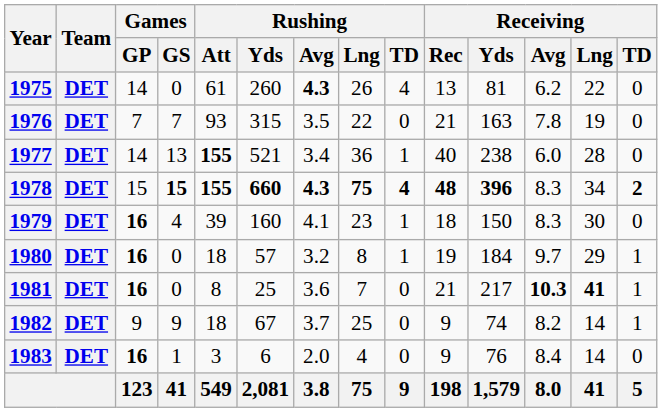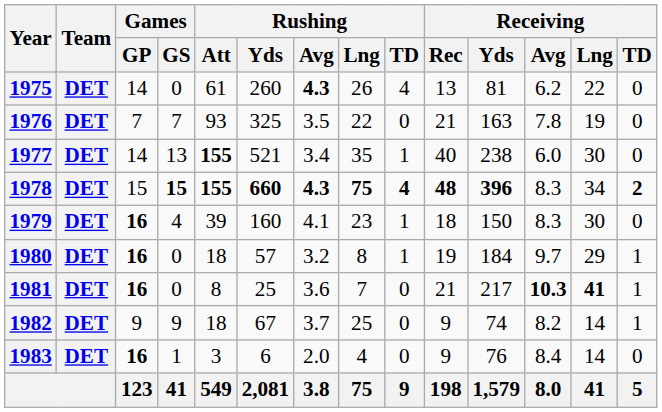(265, 121) 315 -> (265, 121) 325
(362, 155) 36 -> (362, 155) 35
(595, 155) 28 -> (595, 155) 30
